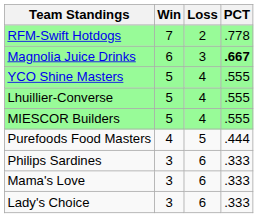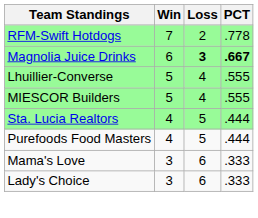(202, 56) normal -> (202, 56) bold
- row: (65, 77)
+ row: (63, 118)
- row: (54, 160)
